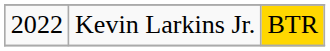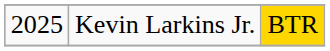(37, 25) 2022 -> (37, 25) 2025
